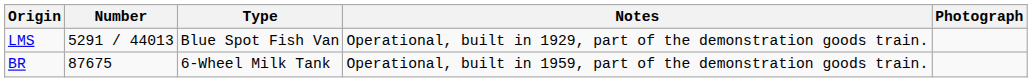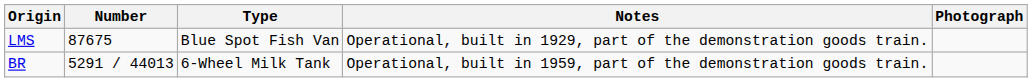(121, 40) 5291 / 44013 -> (90, 40) 87675
(90, 64) 87675 -> (121, 64) 5291 / 44013
